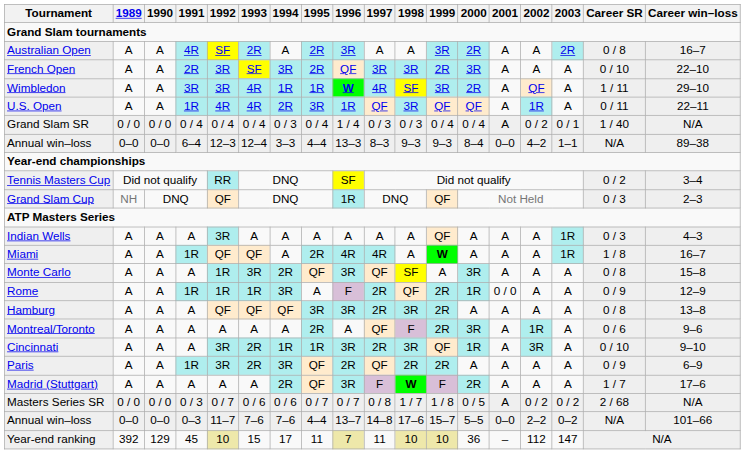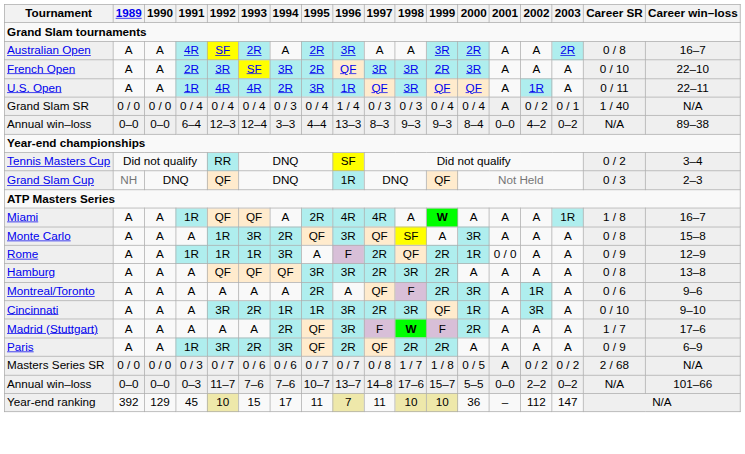- row: (36, 87)
(568, 143) 1–1 -> (568, 124) 0–2
- row: (39, 236)
rows swapped: (52, 384) <-> (20, 365)
(317, 421) 4–4 -> (317, 384) 10–7
